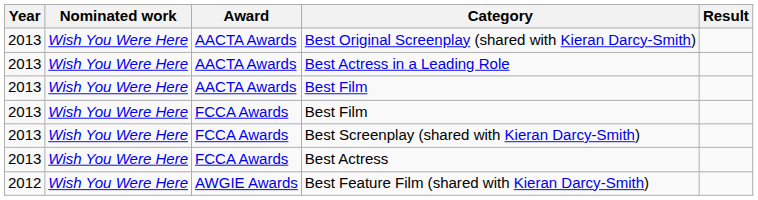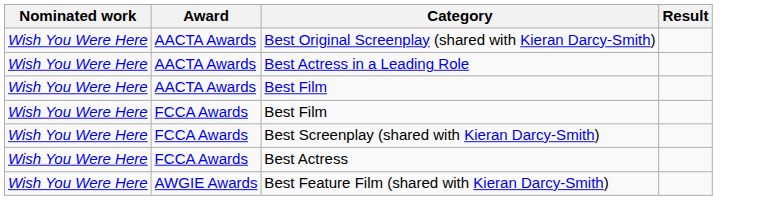- column: (25, 16)
